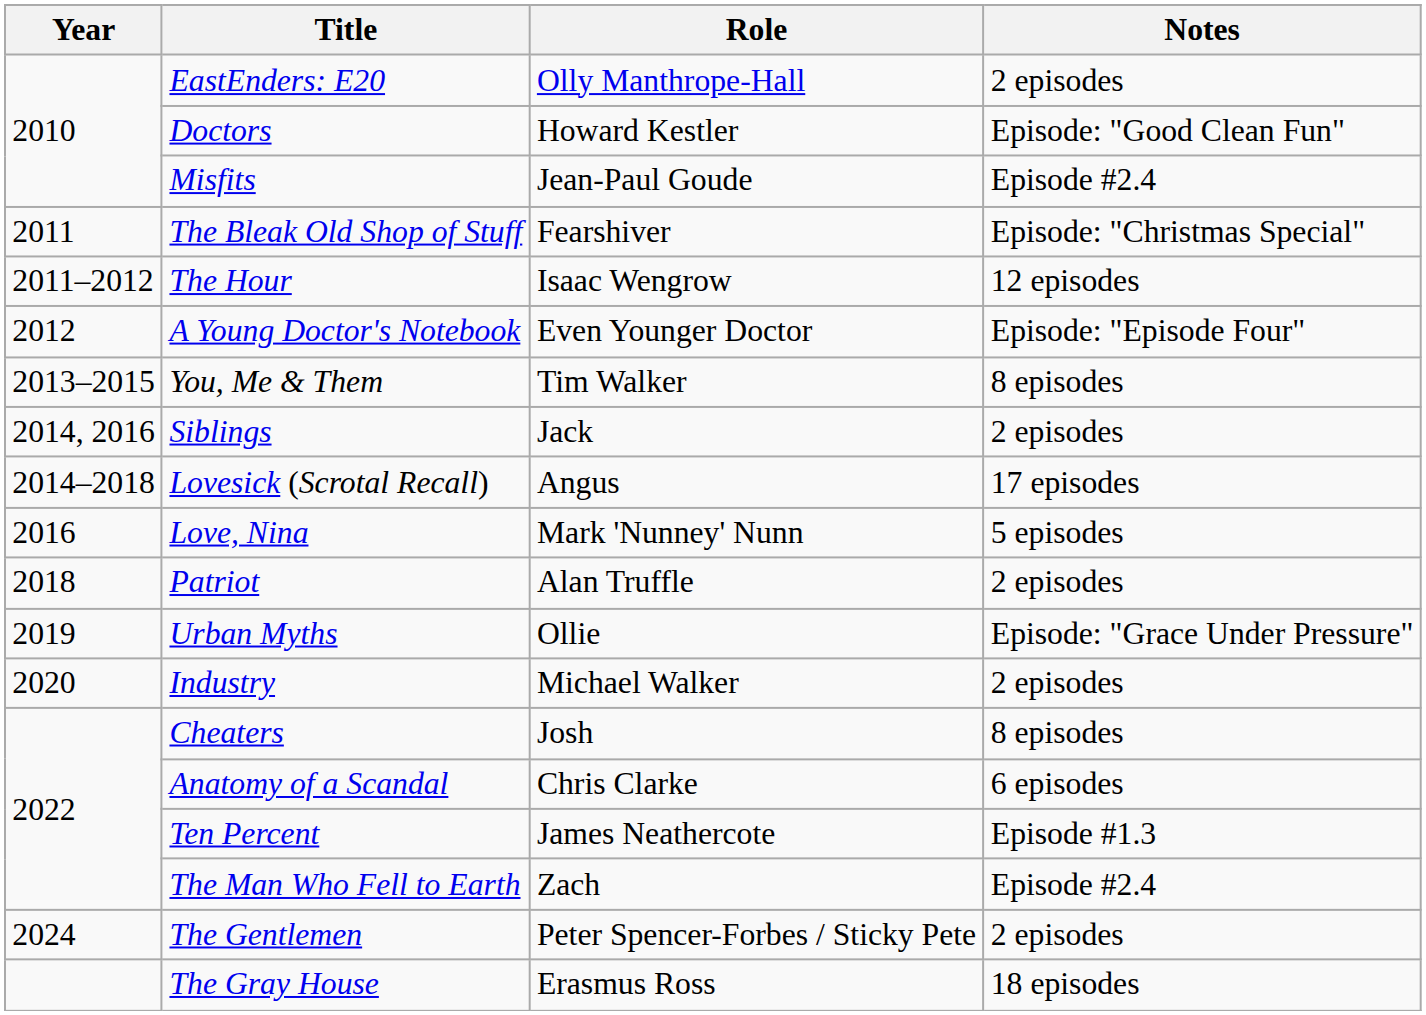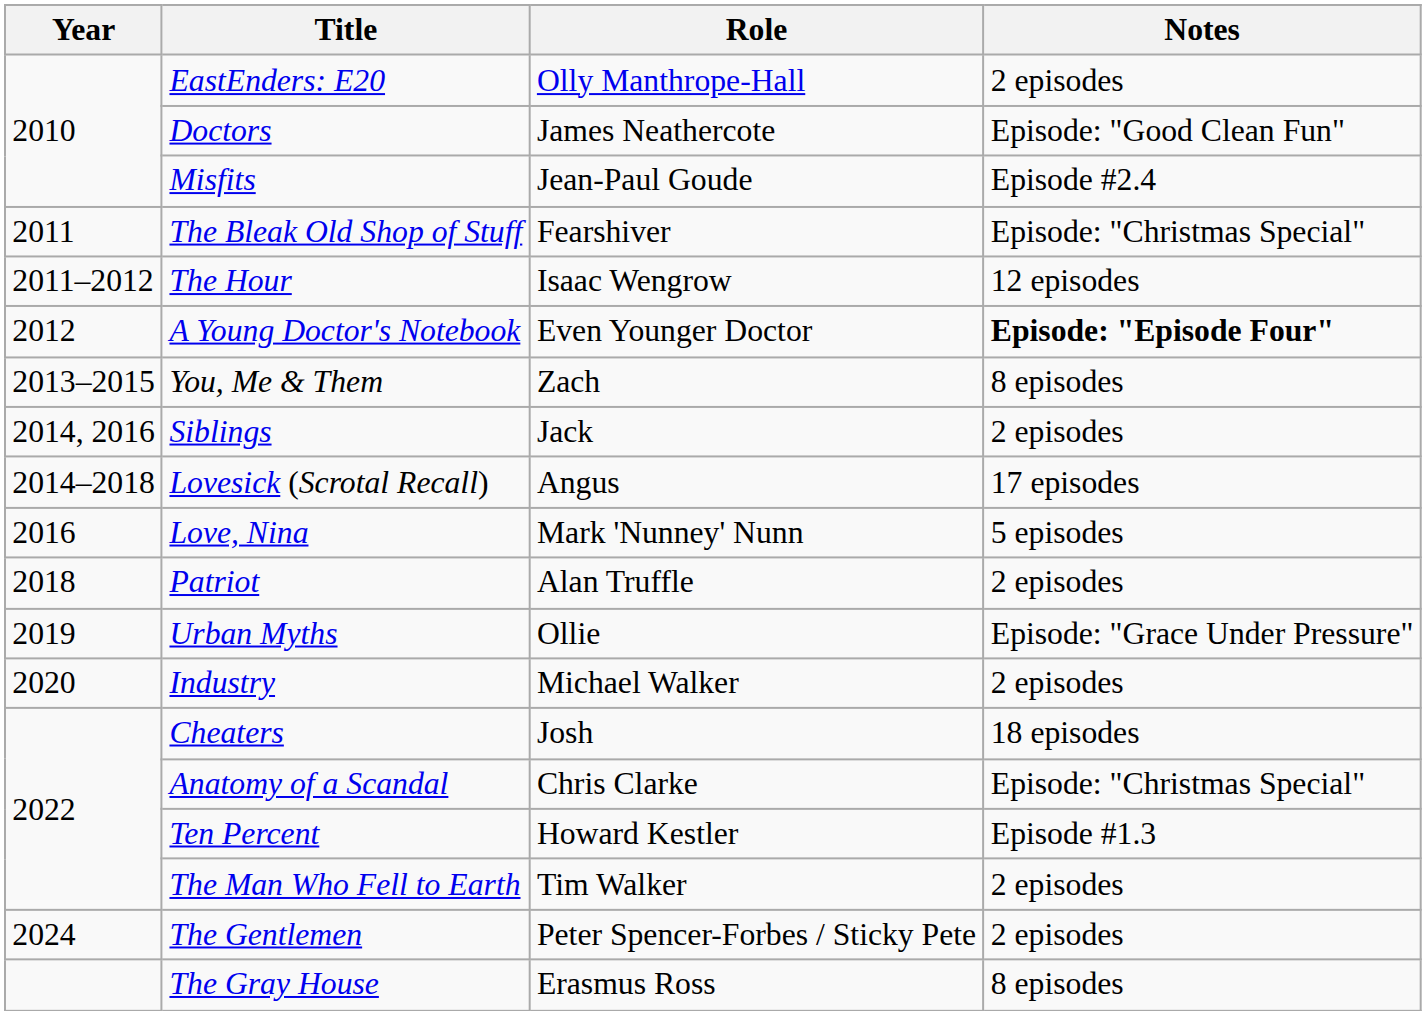(638, 130) Howard Kestler -> (656, 130) James Neathercote
(1148, 331) normal -> (1162, 331) bold
(612, 381) Tim Walker -> (569, 381) Zach
(1057, 733) 8 episodes -> (1065, 733) 18 episodes
(1057, 783) 6 episodes -> (1178, 783) Episode: "Christmas Special"
(656, 833) James Neathercote -> (638, 833) Howard Kestler
(569, 883) Zach -> (612, 883) Tim Walker
(1073, 883) Episode #2.4 -> (1057, 883) 2 episodes
(1065, 984) 18 episodes -> (1057, 984) 8 episodes
